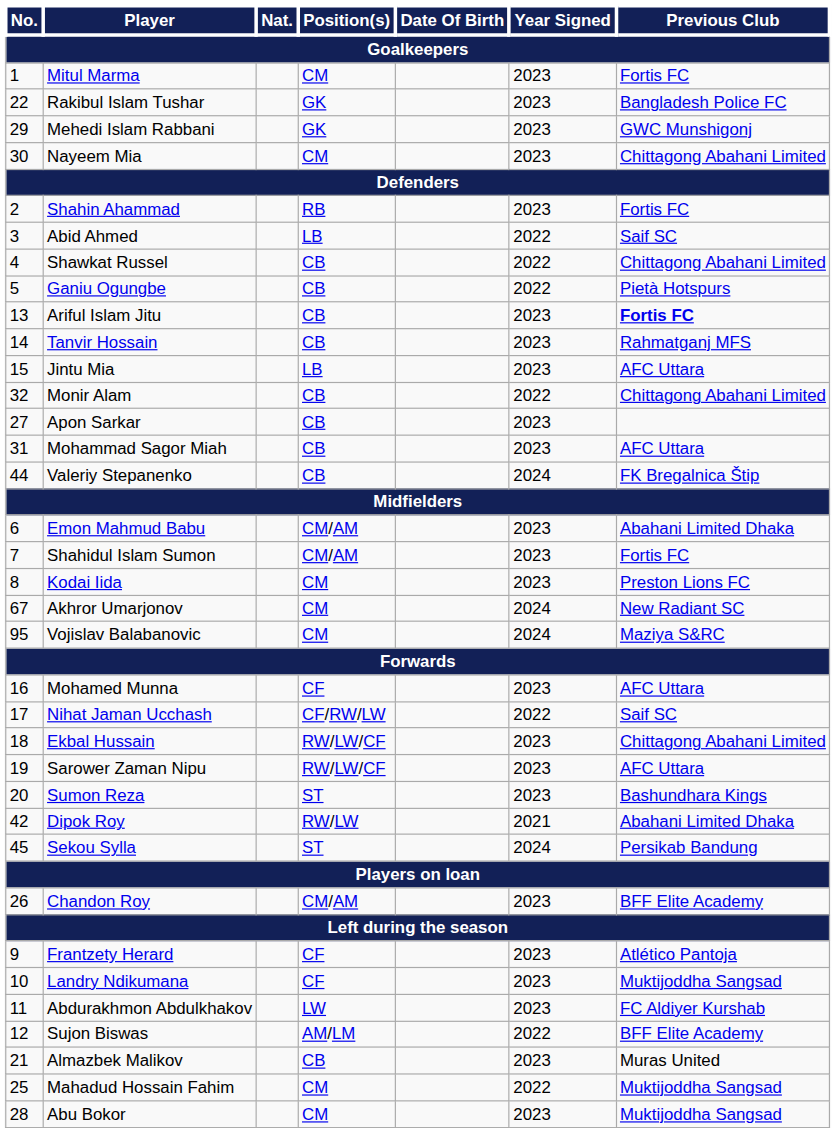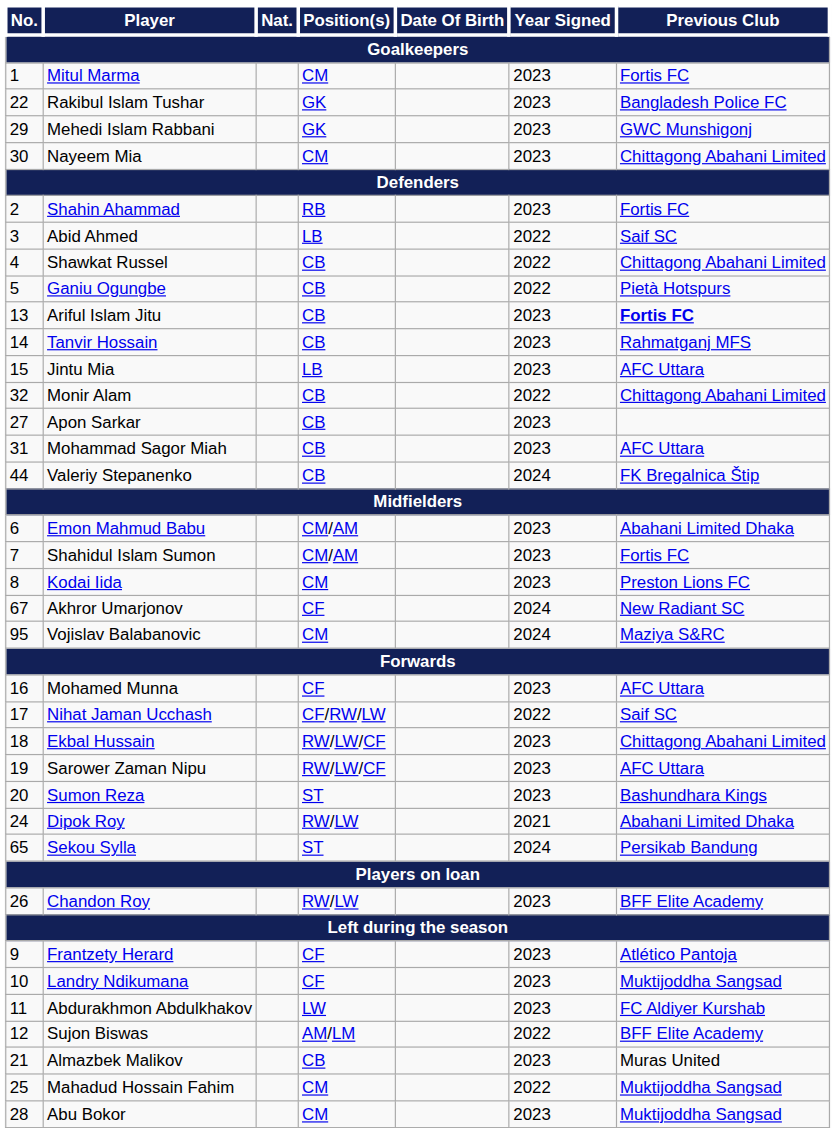(315, 609) CM -> (313, 609) CF
(19, 821) 42 -> (19, 821) 24
(19, 848) 45 -> (19, 848) 65
(330, 901) CM/AM -> (330, 901) RW/LW
